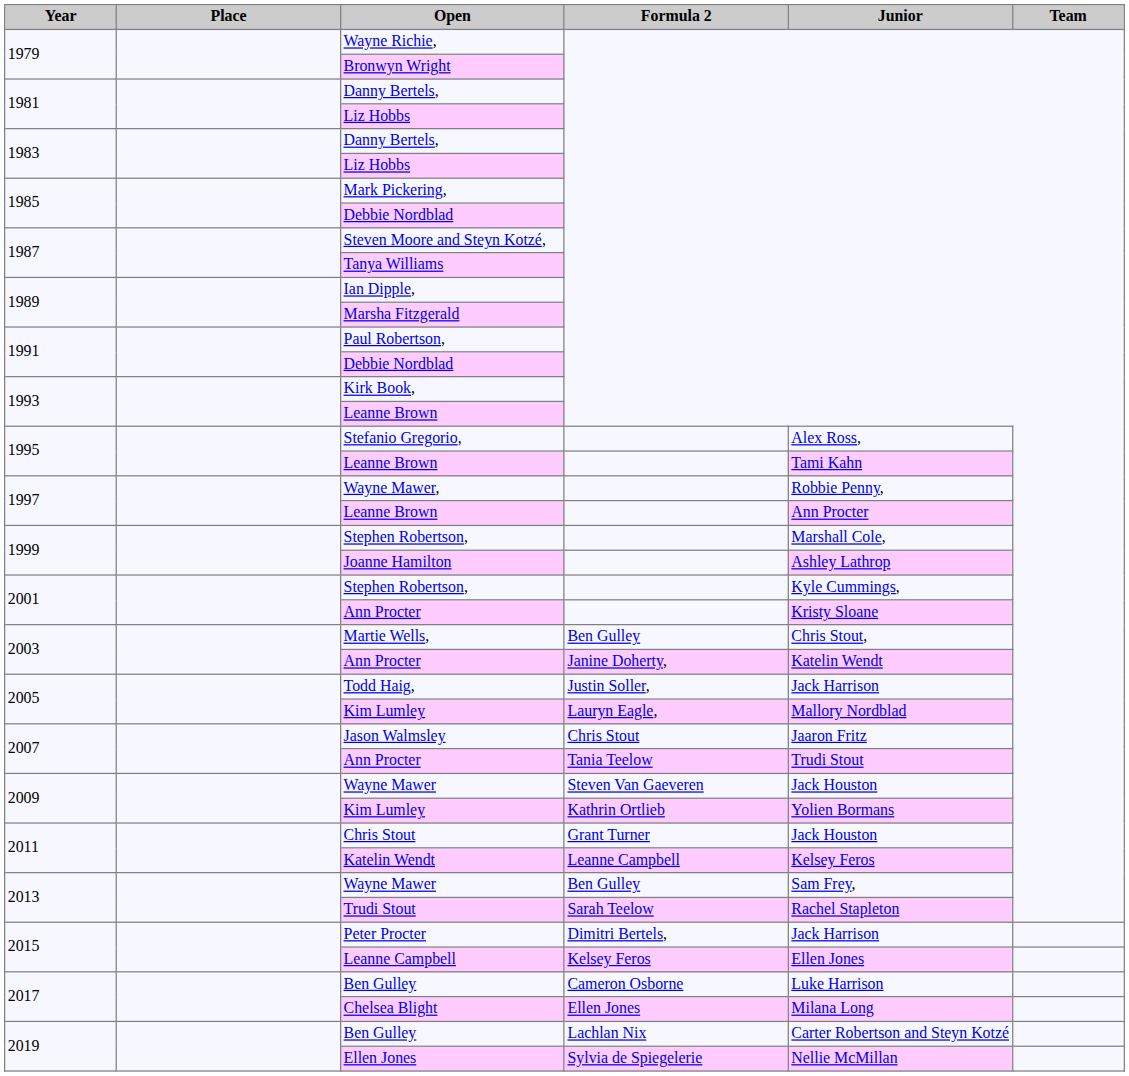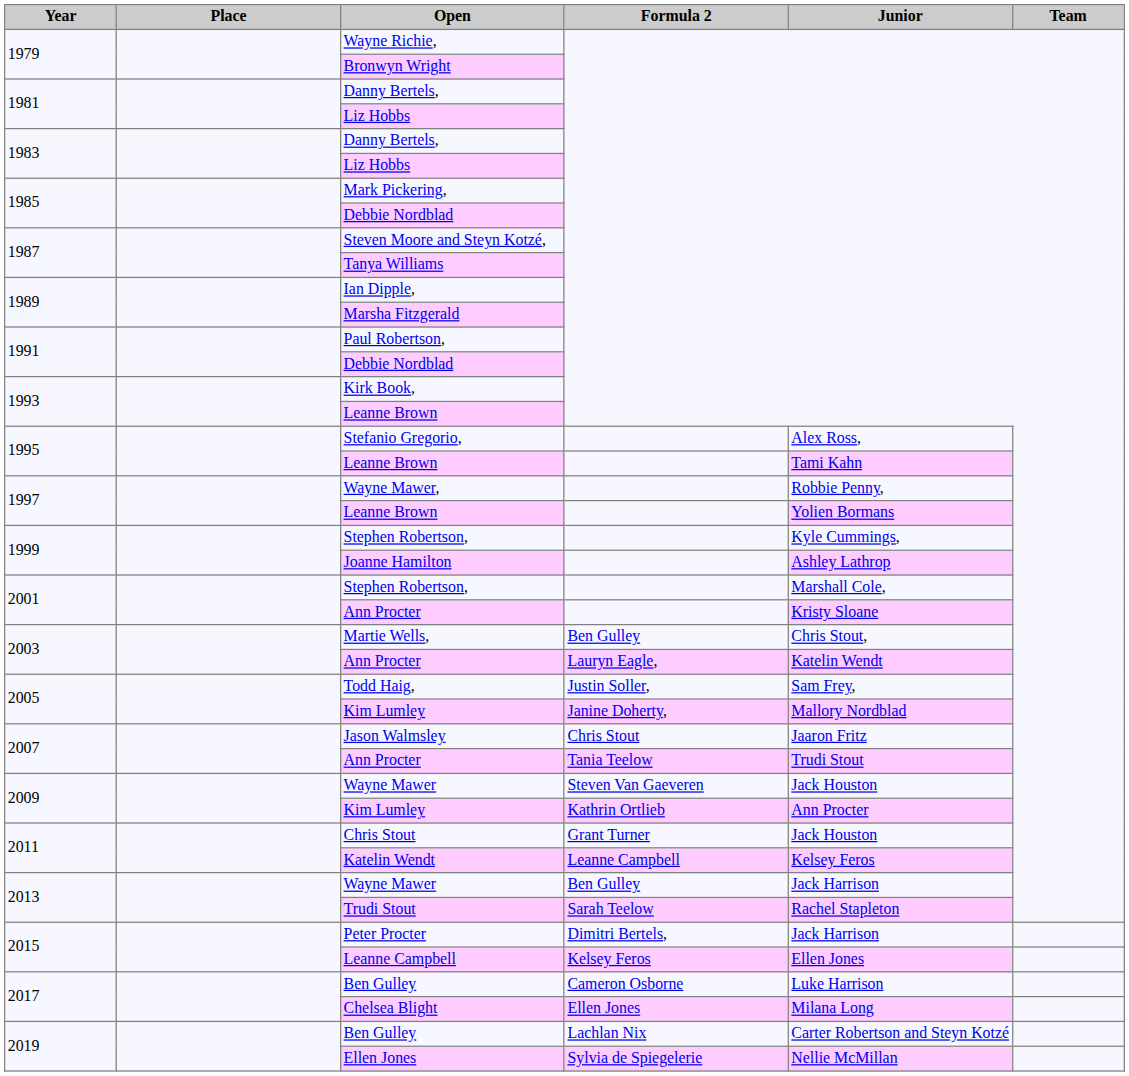(830, 512) Ann Procter -> (843, 512) Yolien Bormans
(839, 537) Marshall Cole, -> (846, 537) Kyle Cummings,
(846, 587) Kyle Cummings, -> (839, 587) Marshall Cole,
(617, 661) Janine Doherty, -> (612, 661) Lauryn Eagle,
(835, 686) Jack Harrison -> (823, 686) Sam Frey,
(612, 711) Lauryn Eagle, -> (617, 711) Janine Doherty,
(843, 810) Yolien Bormans -> (830, 810) Ann Procter
(823, 884) Sam Frey, -> (835, 884) Jack Harrison
